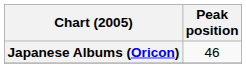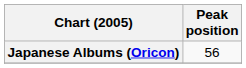(212, 52) 46 -> (212, 52) 56
